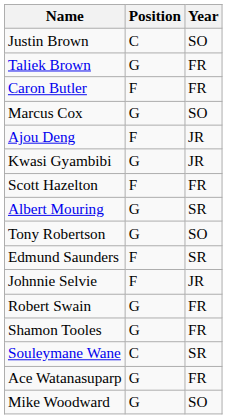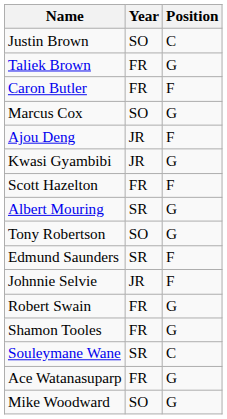columns swapped: (155, 16) <-> (203, 16)
